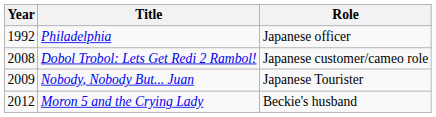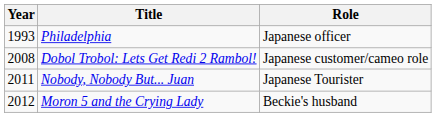(21, 36) 1992 -> (21, 36) 1993
(21, 79) 2009 -> (21, 79) 2011
